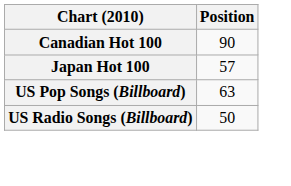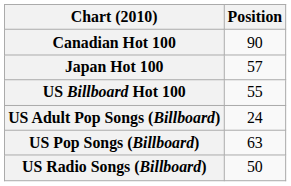+ row: (114, 92)
+ row: (114, 117)
